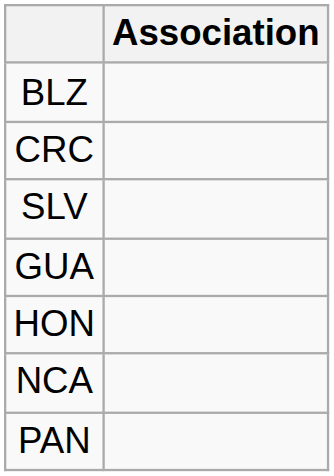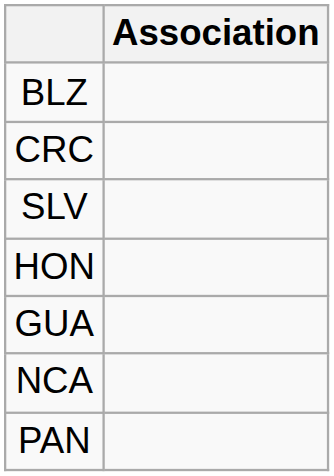rows swapped: (54, 265) <-> (54, 324)
